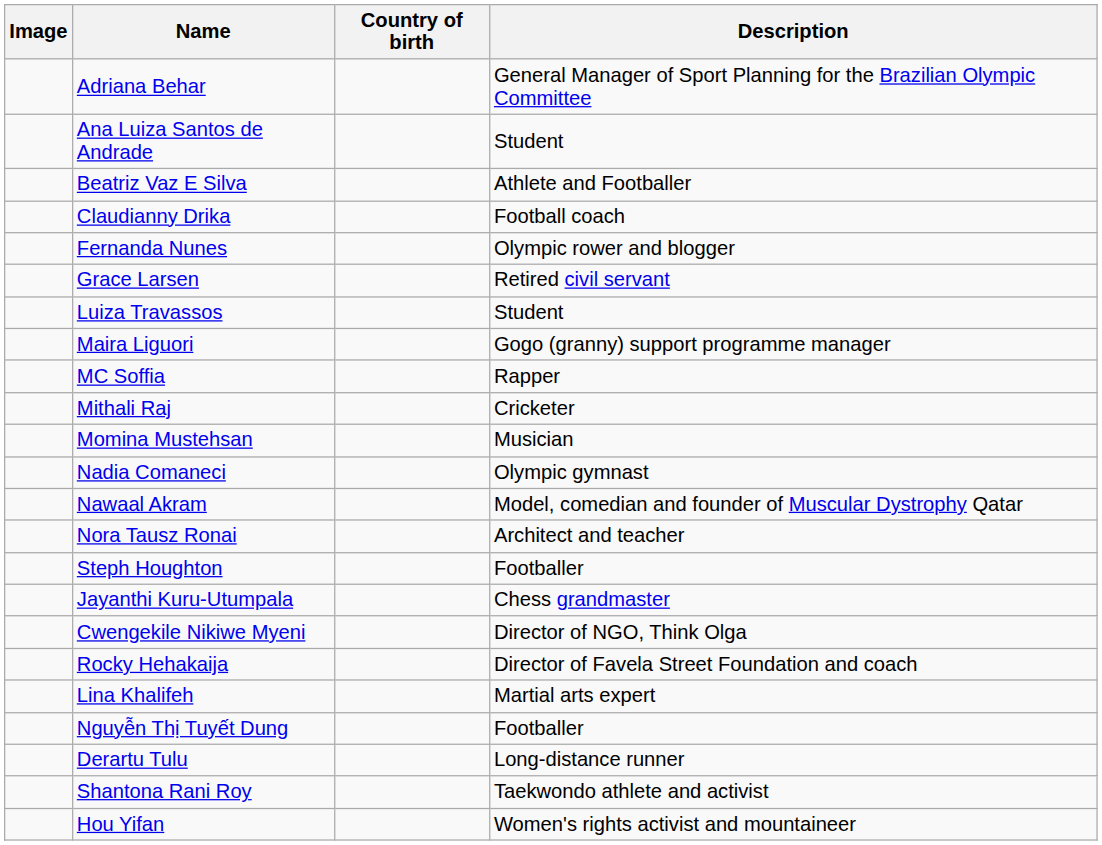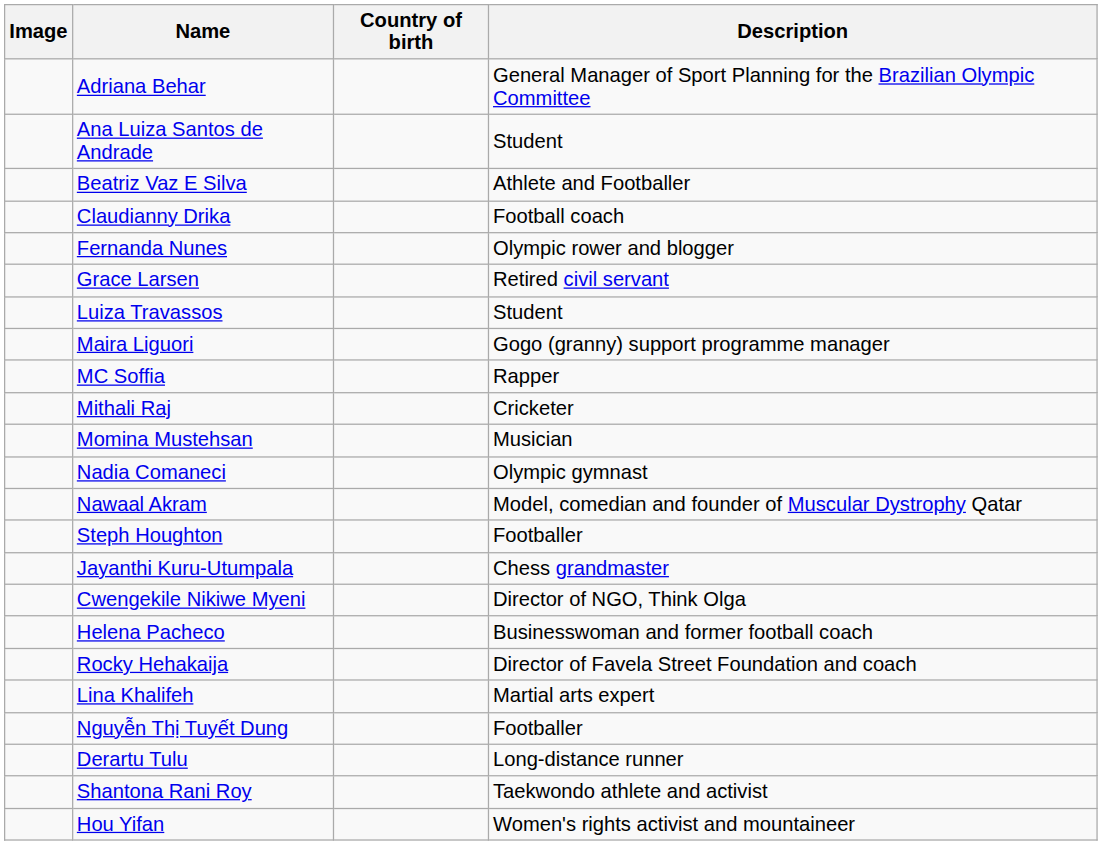- row: (157, 536)
+ row: (151, 632)
